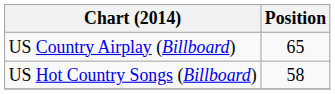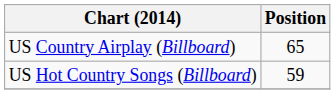(295, 74) 58 -> (295, 74) 59
